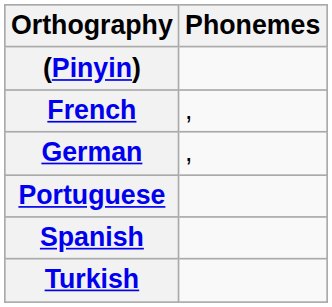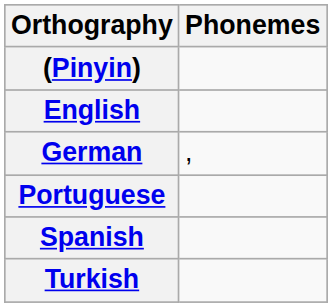+ row: (92, 110)
- row: (92, 110)
